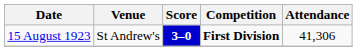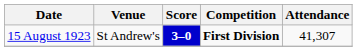(317, 35) 41,306 -> (317, 35) 41,307
